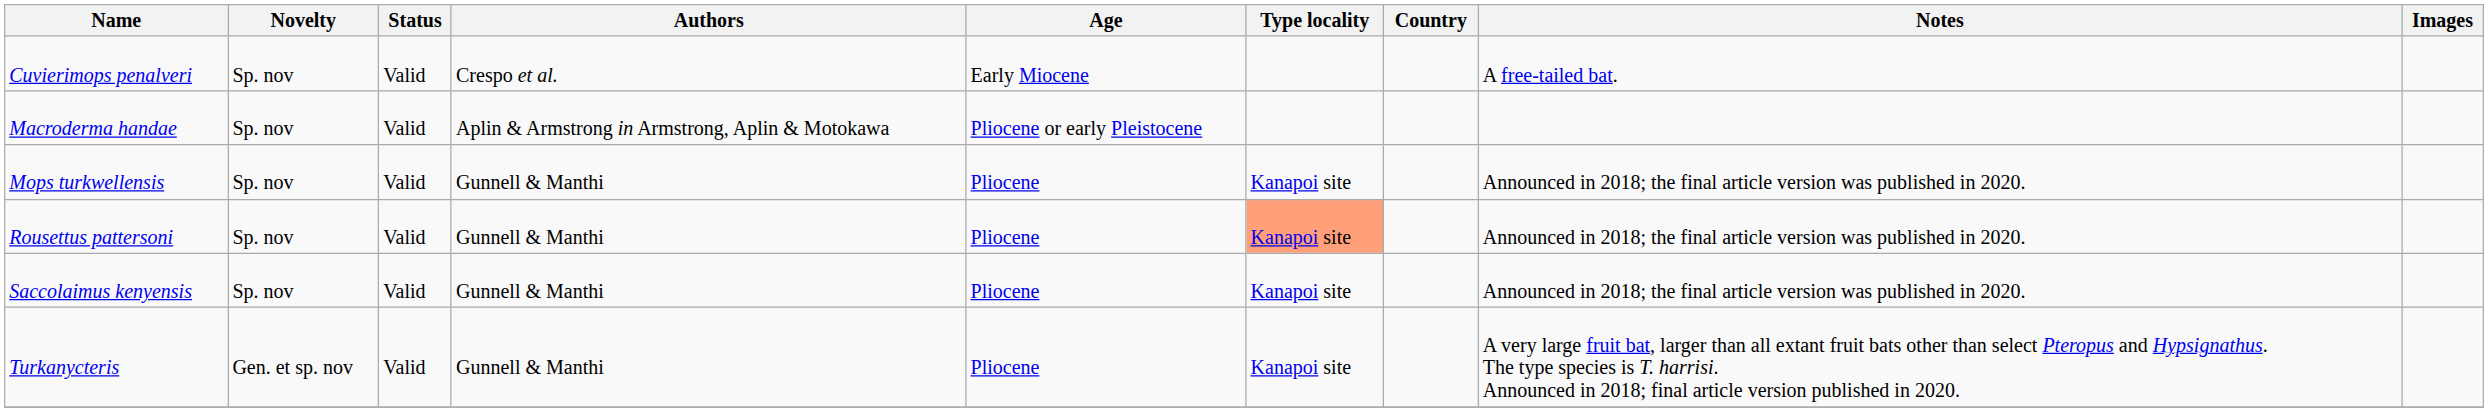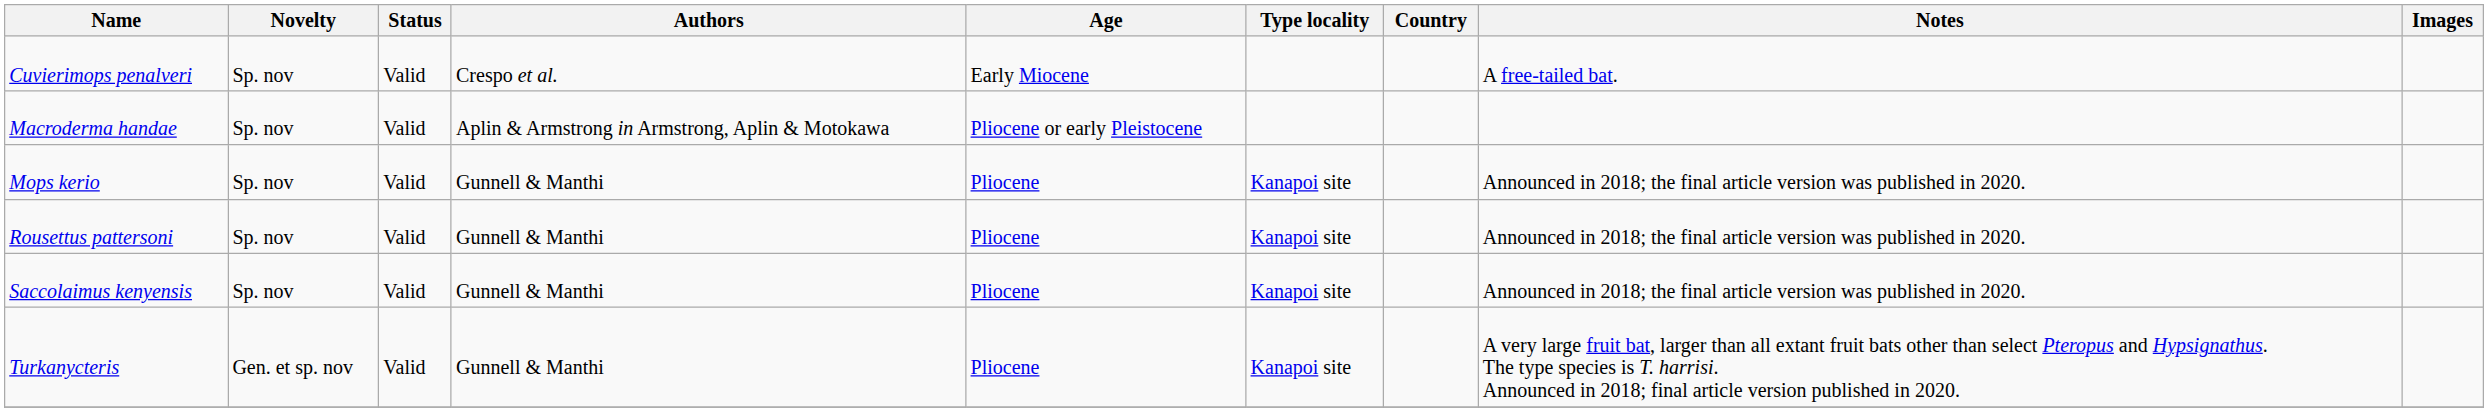+ row: (55, 183)
- row: (87, 183)
(1301, 237) lightsalmon background -> (1301, 237) no background
